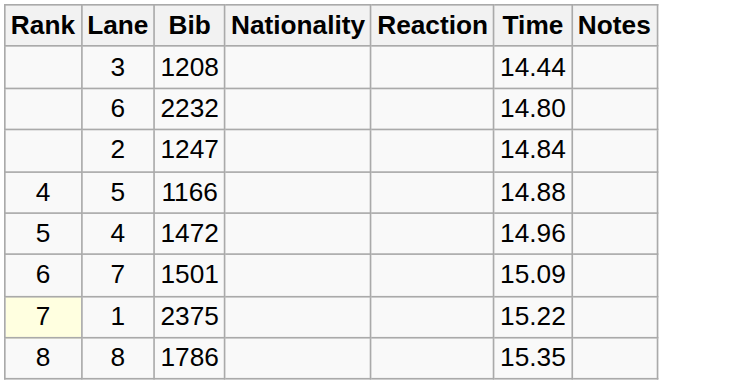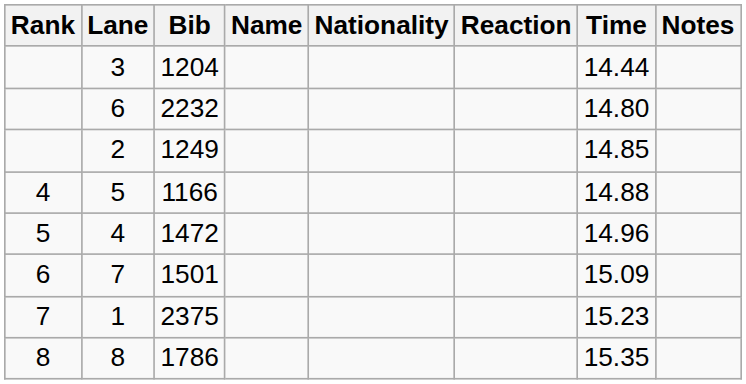+ column: (267, 25)
(190, 66) 1208 -> (190, 66) 1204
(190, 150) 1247 -> (190, 150) 1249
(533, 150) 14.84 -> (617, 150) 14.85
(43, 316) lightyellow background -> (43, 316) no background
(533, 316) 15.22 -> (617, 316) 15.23
